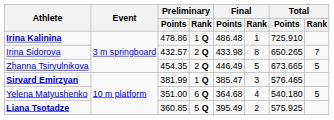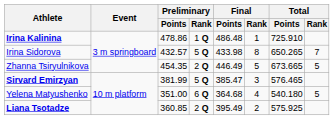(201, 52) 2 Q -> (201, 52) 5 Q
(201, 80) 1 Q -> (201, 80) 5 Q
(201, 108) 5 Q -> (201, 108) 2 Q
